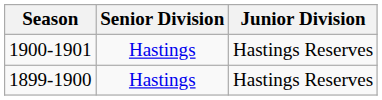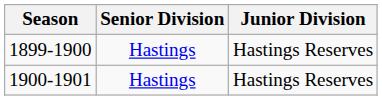rows swapped: (50, 79) <-> (50, 49)
